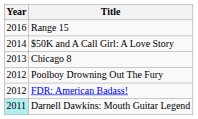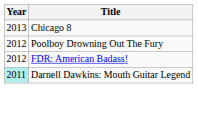- row: (50, 28)
- row: (103, 43)
